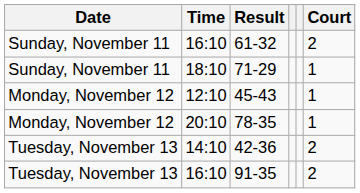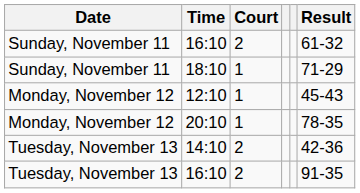columns swapped: (329, 17) <-> (259, 17)
